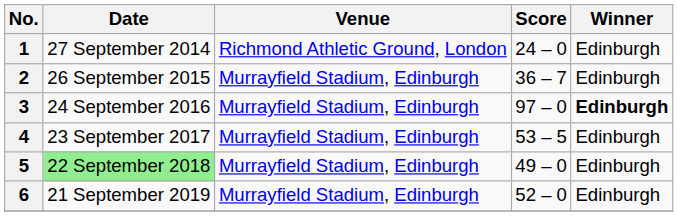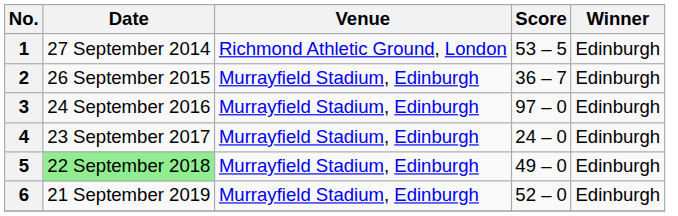(541, 48) 24 – 0 -> (541, 48) 53 – 5
(622, 107) bold -> (618, 107) normal
(541, 136) 53 – 5 -> (541, 136) 24 – 0
